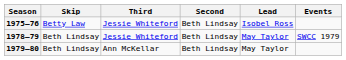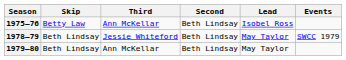(140, 23) Jessie Whiteford -> (131, 23) Ann McKellar
